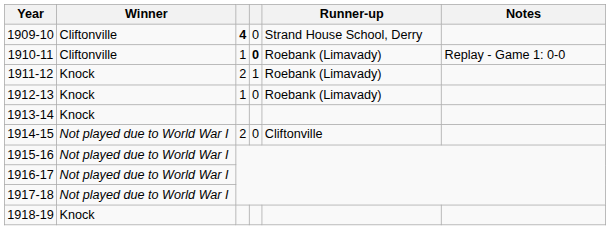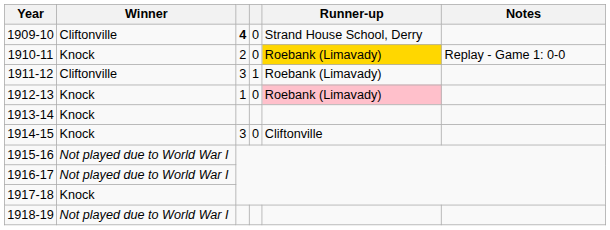(88, 54) Cliftonville -> (77, 54) Knock
(243, 54) 1 -> (243, 54) 2
(256, 54) bold -> (256, 54) normal
(323, 54) no background -> (323, 54) gold background
(77, 74) Knock -> (88, 74) Cliftonville
(243, 74) 2 -> (243, 74) 3
(323, 94) no background -> (323, 94) pink background
(144, 134) Not played due to World War I -> (77, 134) Knock
(243, 134) 2 -> (243, 134) 3
(144, 194) Not played due to World War I -> (77, 194) Knock
(77, 214) Knock -> (144, 214) Not played due to World War I
